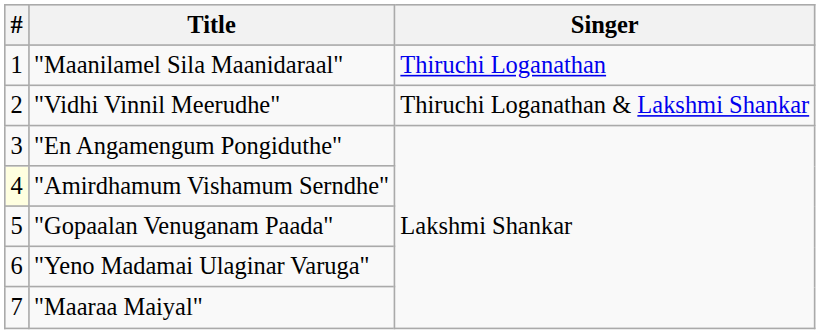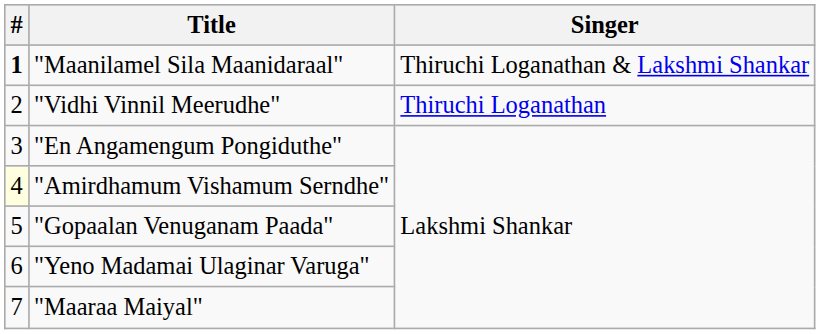(17, 65) normal -> (17, 65) bold
(503, 65) Thiruchi Loganathan -> (605, 65) Thiruchi Loganathan & Lakshmi Shankar
(605, 105) Thiruchi Loganathan & Lakshmi Shankar -> (503, 105) Thiruchi Loganathan
